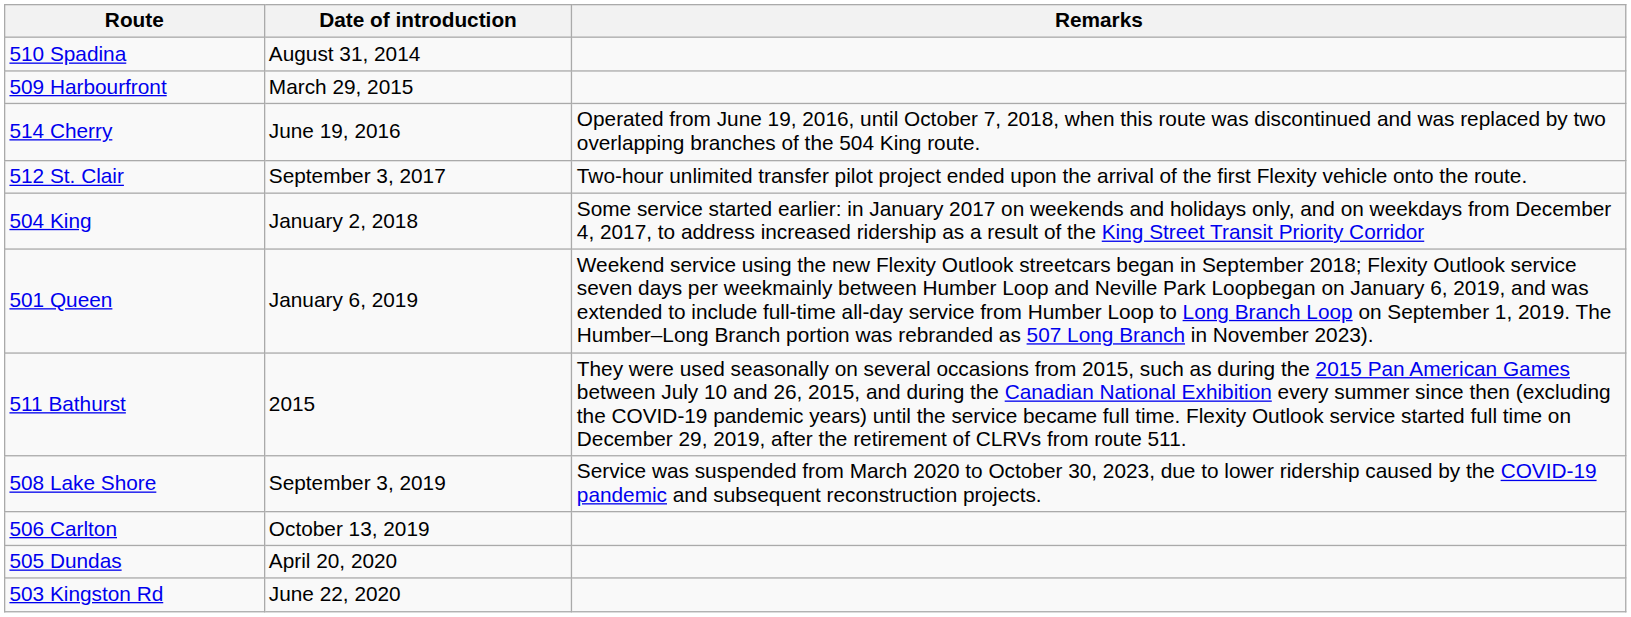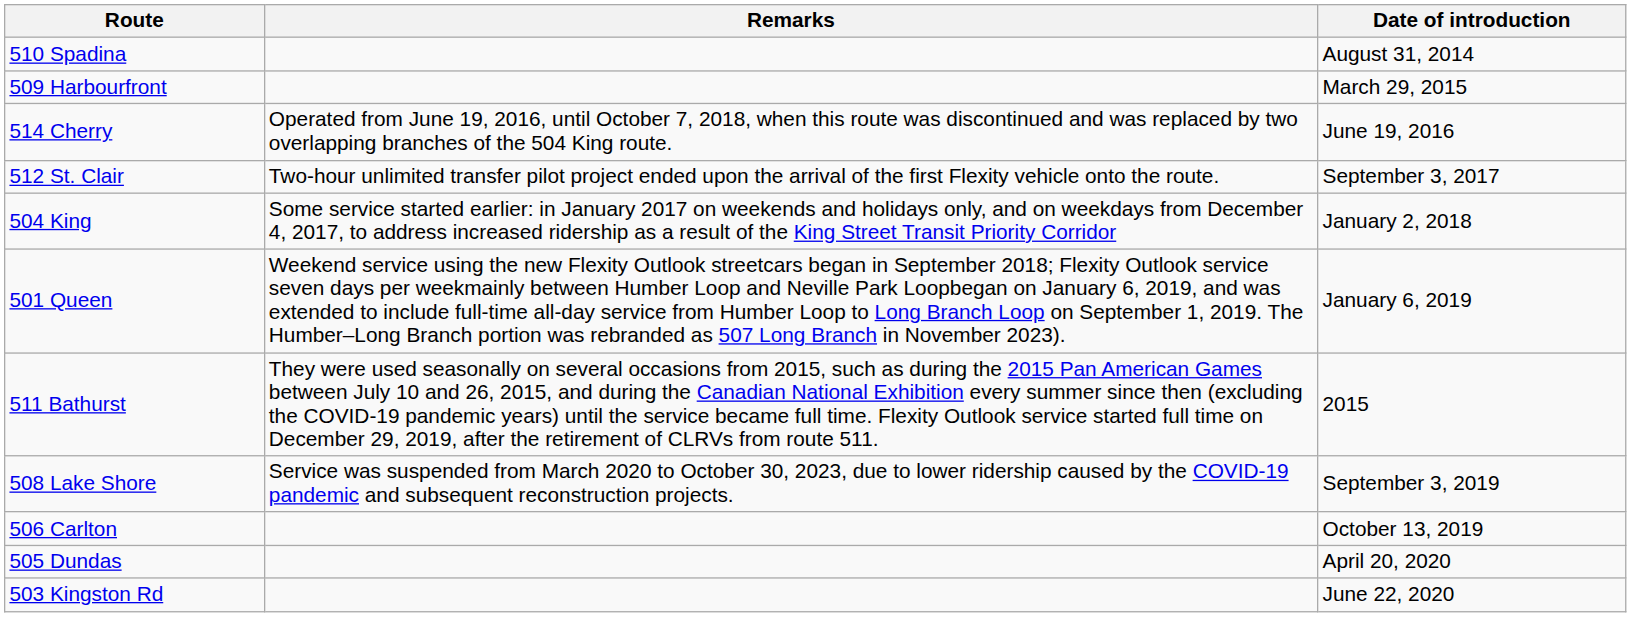columns swapped: (418, 20) <-> (1099, 20)
